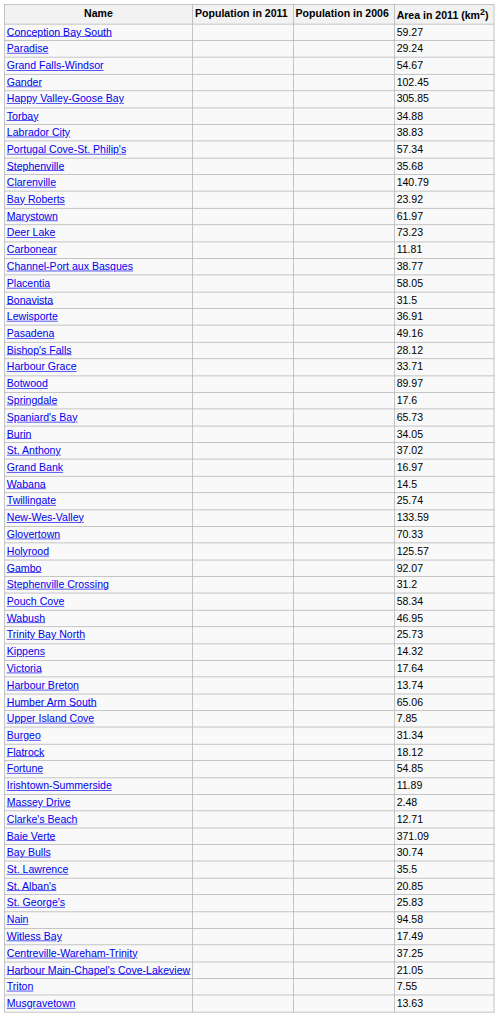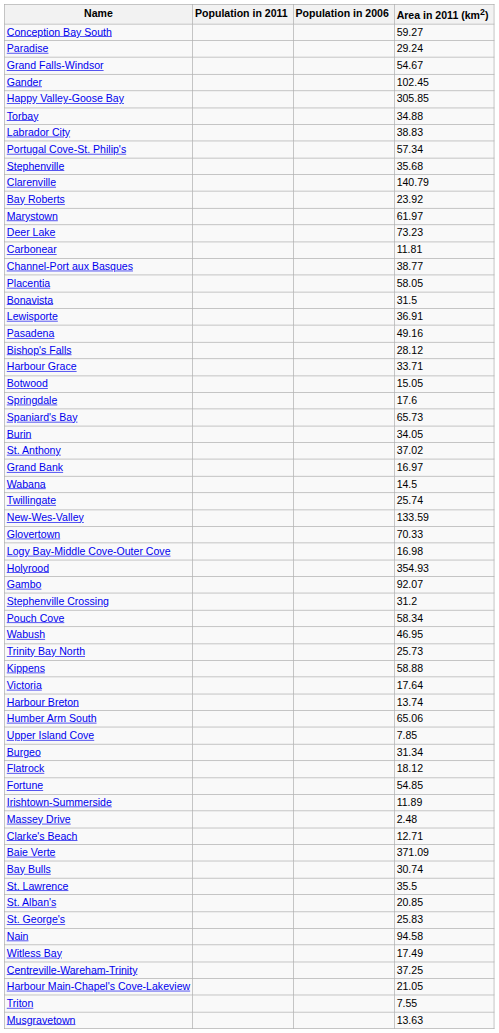(410, 384) 89.97 -> (410, 384) 15.05
+ row: (89, 551)
(413, 551) 125.57 -> (413, 568) 354.93
(410, 652) 14.32 -> (410, 668) 58.88
